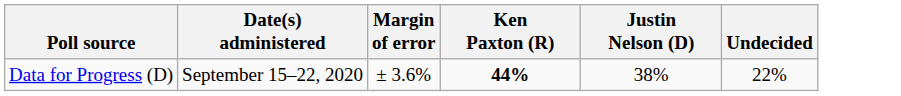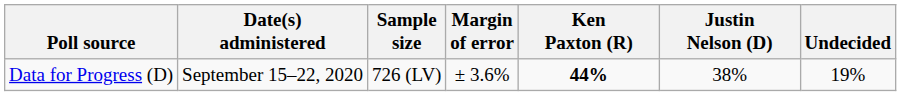+ column: (407, 31)
(769, 74) 22% -> (848, 74) 19%
